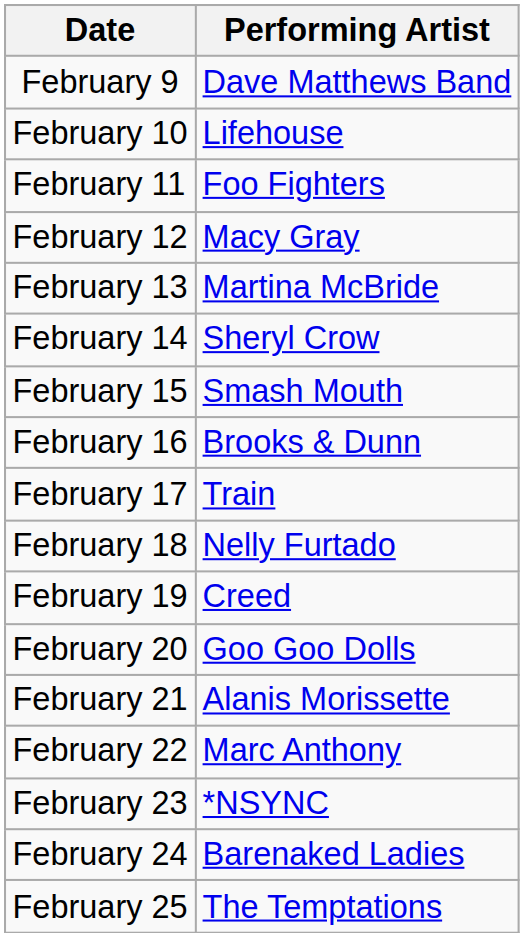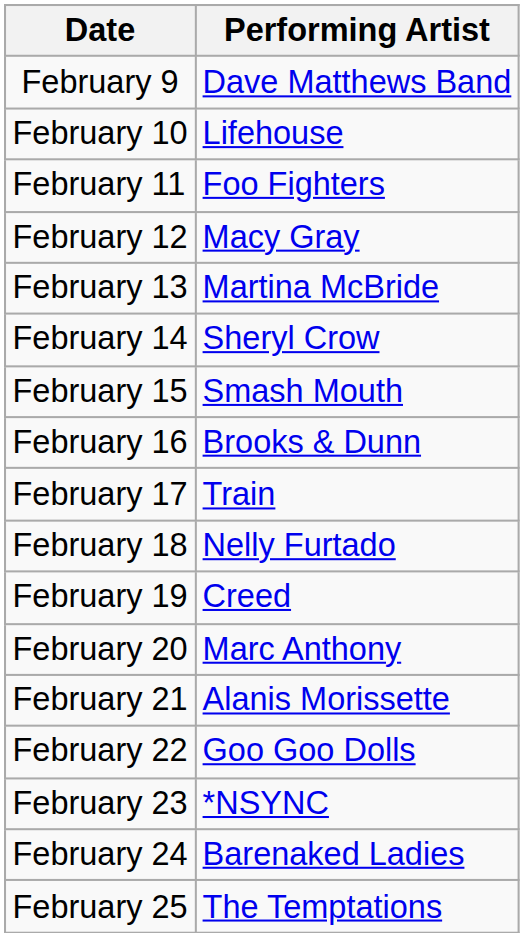(309, 648) Goo Goo Dolls -> (302, 648) Marc Anthony
(302, 751) Marc Anthony -> (309, 751) Goo Goo Dolls
